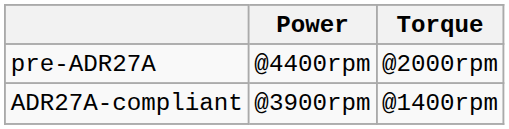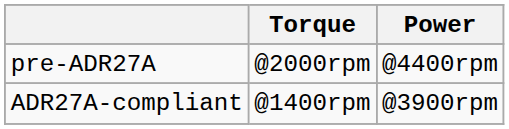columns swapped: (312, 25) <-> (440, 25)
